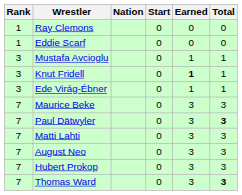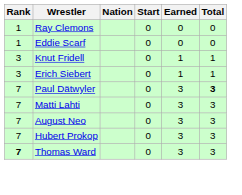- row: (72, 58)
(191, 74) bold -> (180, 58) normal
+ row: (63, 74)
- row: (71, 89)
- row: (65, 105)
(18, 182) normal -> (18, 151) bold
(224, 182) bold -> (213, 151) normal
